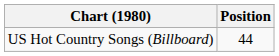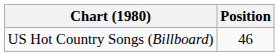(246, 39) 44 -> (246, 39) 46
